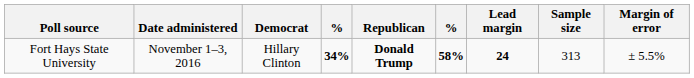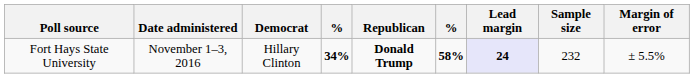(502, 55) no background -> (502, 55) lavender background
(571, 55) 313 -> (571, 55) 232
